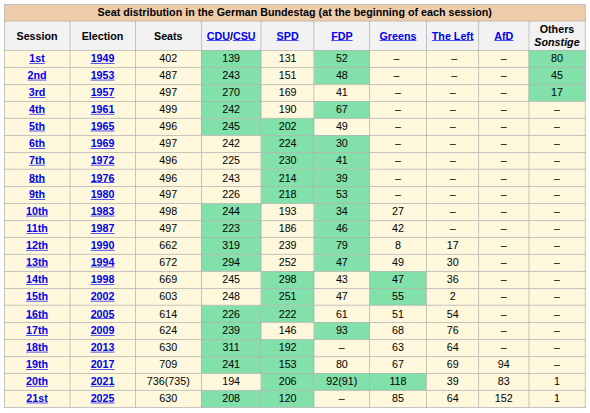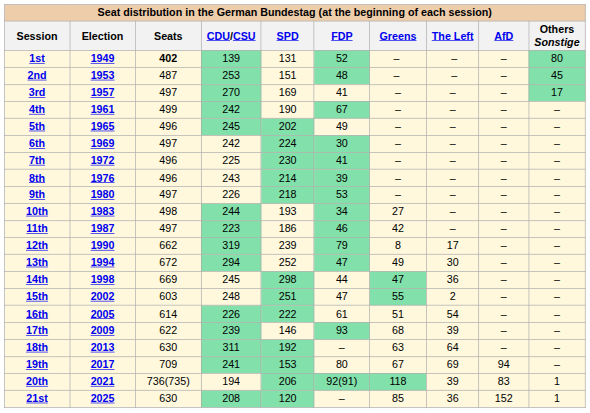(168, 59) normal -> (168, 59) bold
(231, 76) 243 -> (231, 76) 253
(342, 280) 43 -> (342, 280) 44
(168, 331) 624 -> (168, 331) 622
(453, 331) 76 -> (453, 331) 39
(453, 399) 64 -> (453, 399) 36
